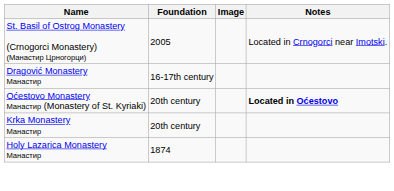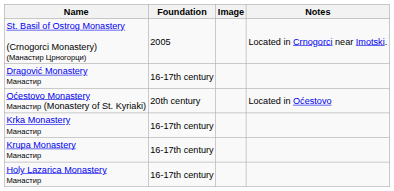(293, 101) bold -> (290, 101) normal
(175, 126) 20th century -> (182, 126) 16-17th century
+ row: (41, 150)
(160, 150) 1874 -> (182, 175) 16-17th century
